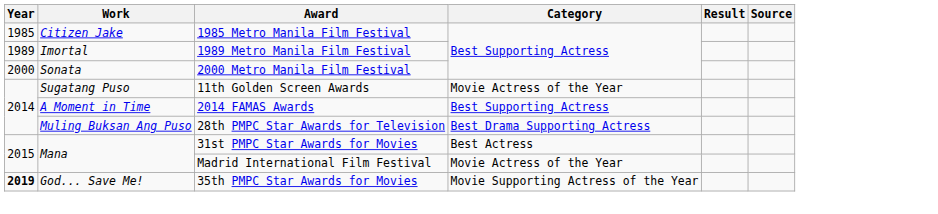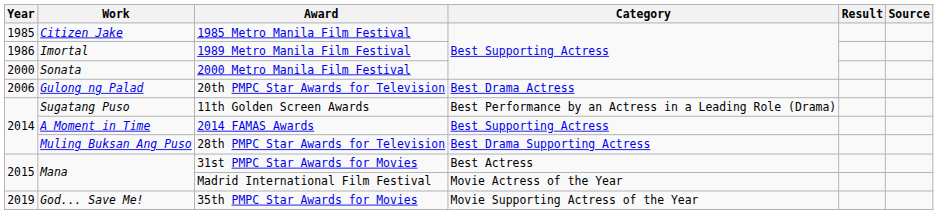(21, 51) 1989 -> (21, 51) 1986
+ row: (321, 88)
(537, 88) Movie Actress of the Year -> (643, 107) Best Performance by an Actress in a Leading Role (Drama)
(21, 182) bold -> (21, 200) normal
